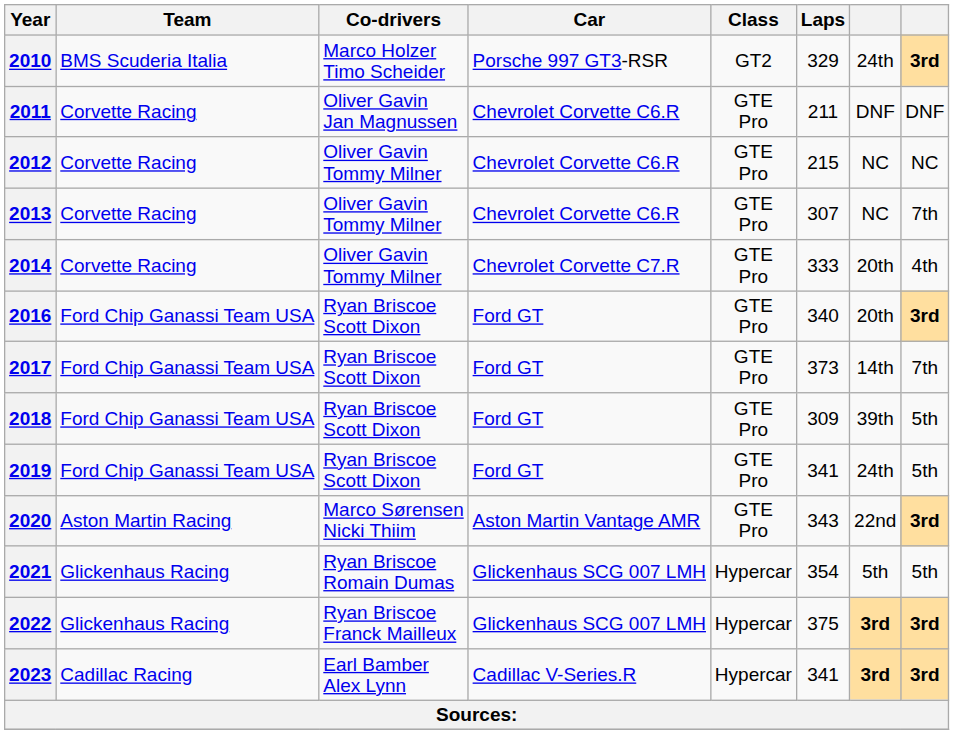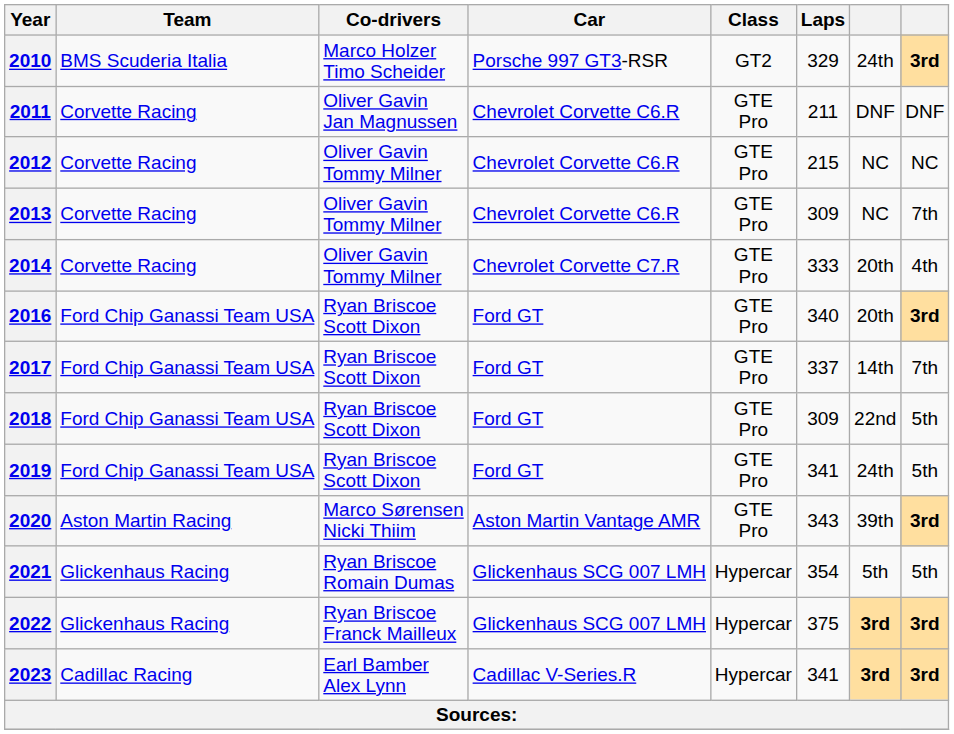(823, 214) 307 -> (823, 214) 309
(823, 368) 373 -> (823, 368) 337
(875, 419) 39th -> (875, 419) 22nd
(875, 521) 22nd -> (875, 521) 39th
